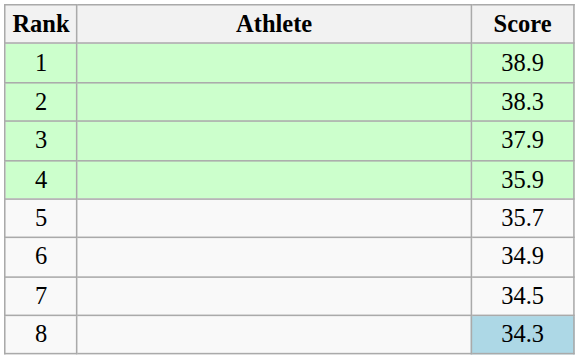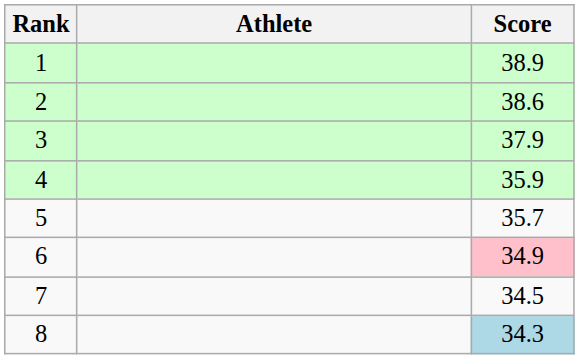(523, 101) 38.3 -> (523, 101) 38.6
(523, 256) no background -> (523, 256) pink background
